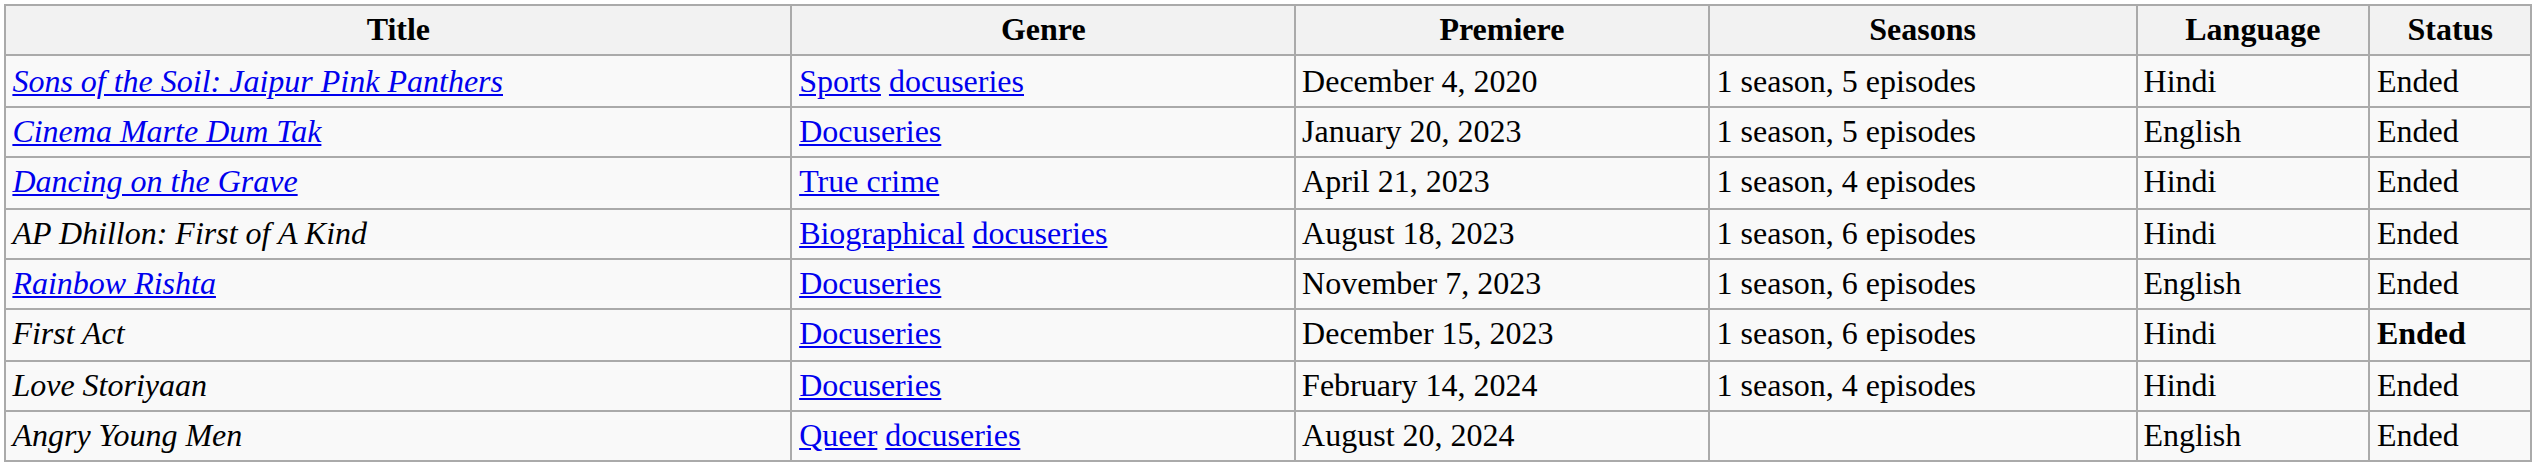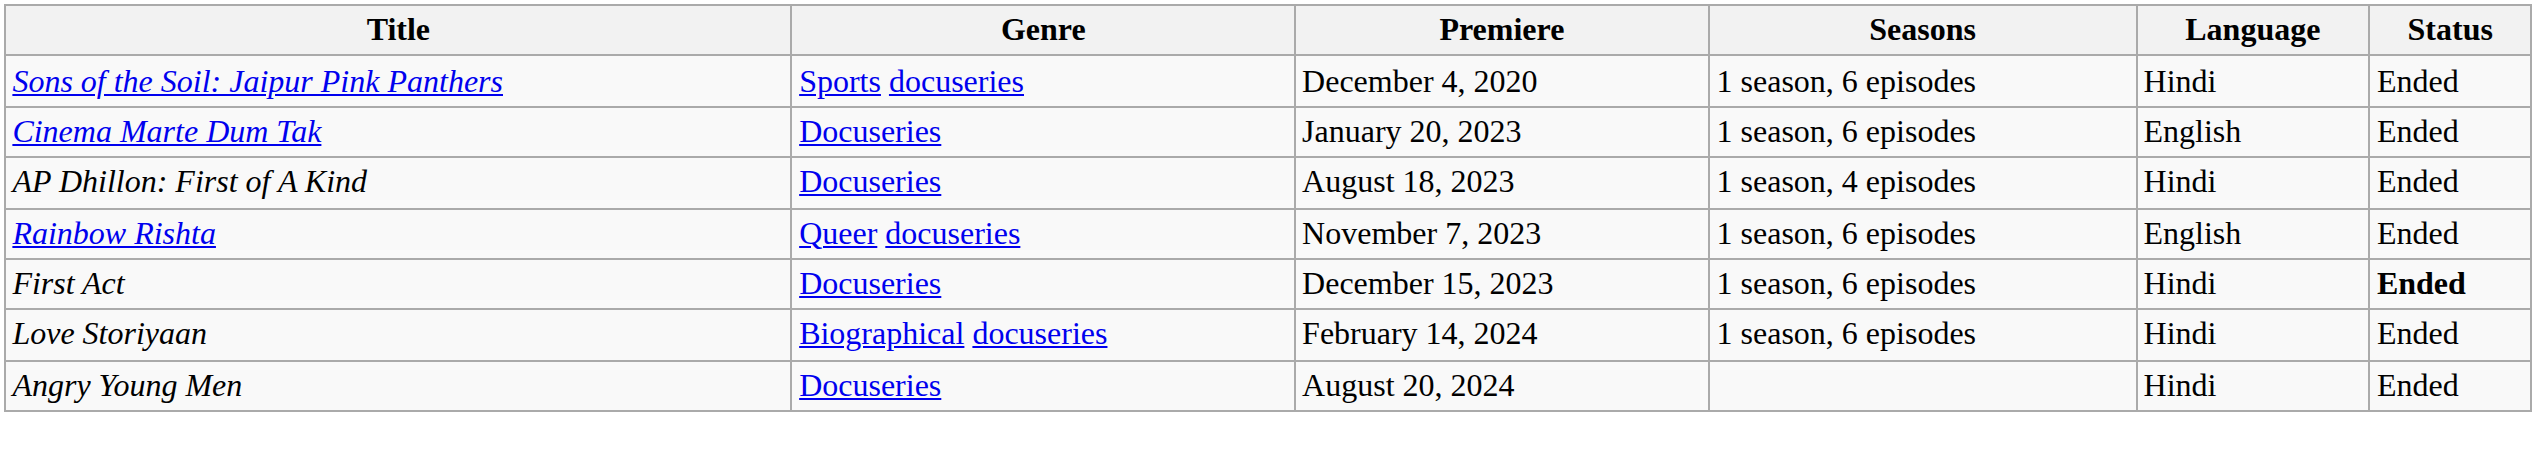(1846, 80) 1 season, 5 episodes -> (1846, 80) 1 season, 6 episodes
(1846, 131) 1 season, 5 episodes -> (1846, 131) 1 season, 6 episodes
- row: (155, 182)
(953, 232) Biographical docuseries -> (870, 182) Docuseries
(1846, 232) 1 season, 6 episodes -> (1846, 182) 1 season, 4 episodes
(870, 283) Docuseries -> (910, 232) Queer docuseries
(870, 385) Docuseries -> (953, 334) Biographical docuseries
(1846, 385) 1 season, 4 episodes -> (1846, 334) 1 season, 6 episodes
(910, 435) Queer docuseries -> (870, 385) Docuseries
(2192, 435) English -> (2180, 385) Hindi
